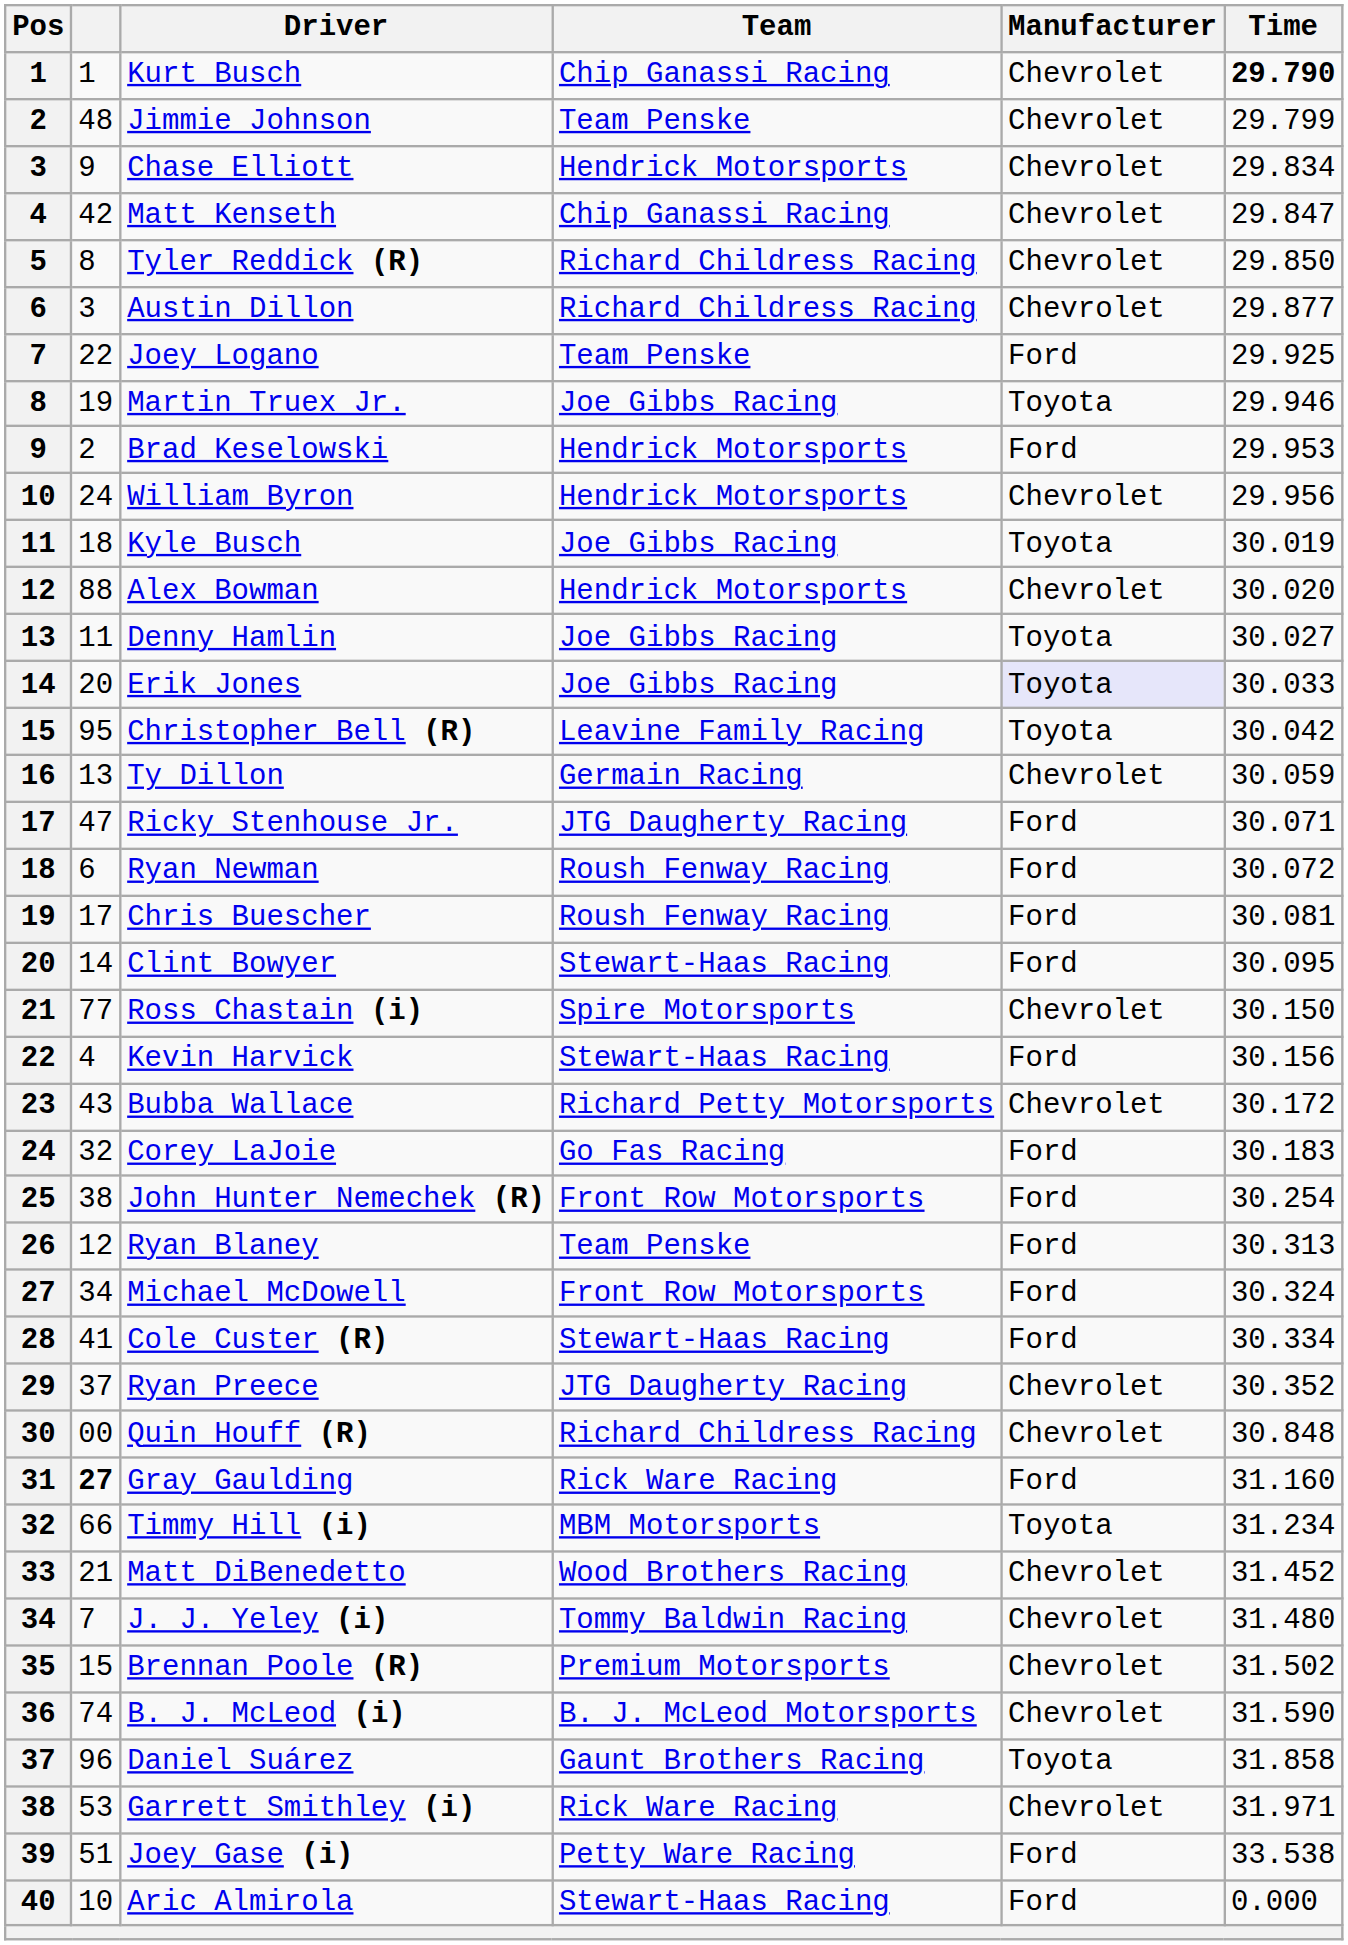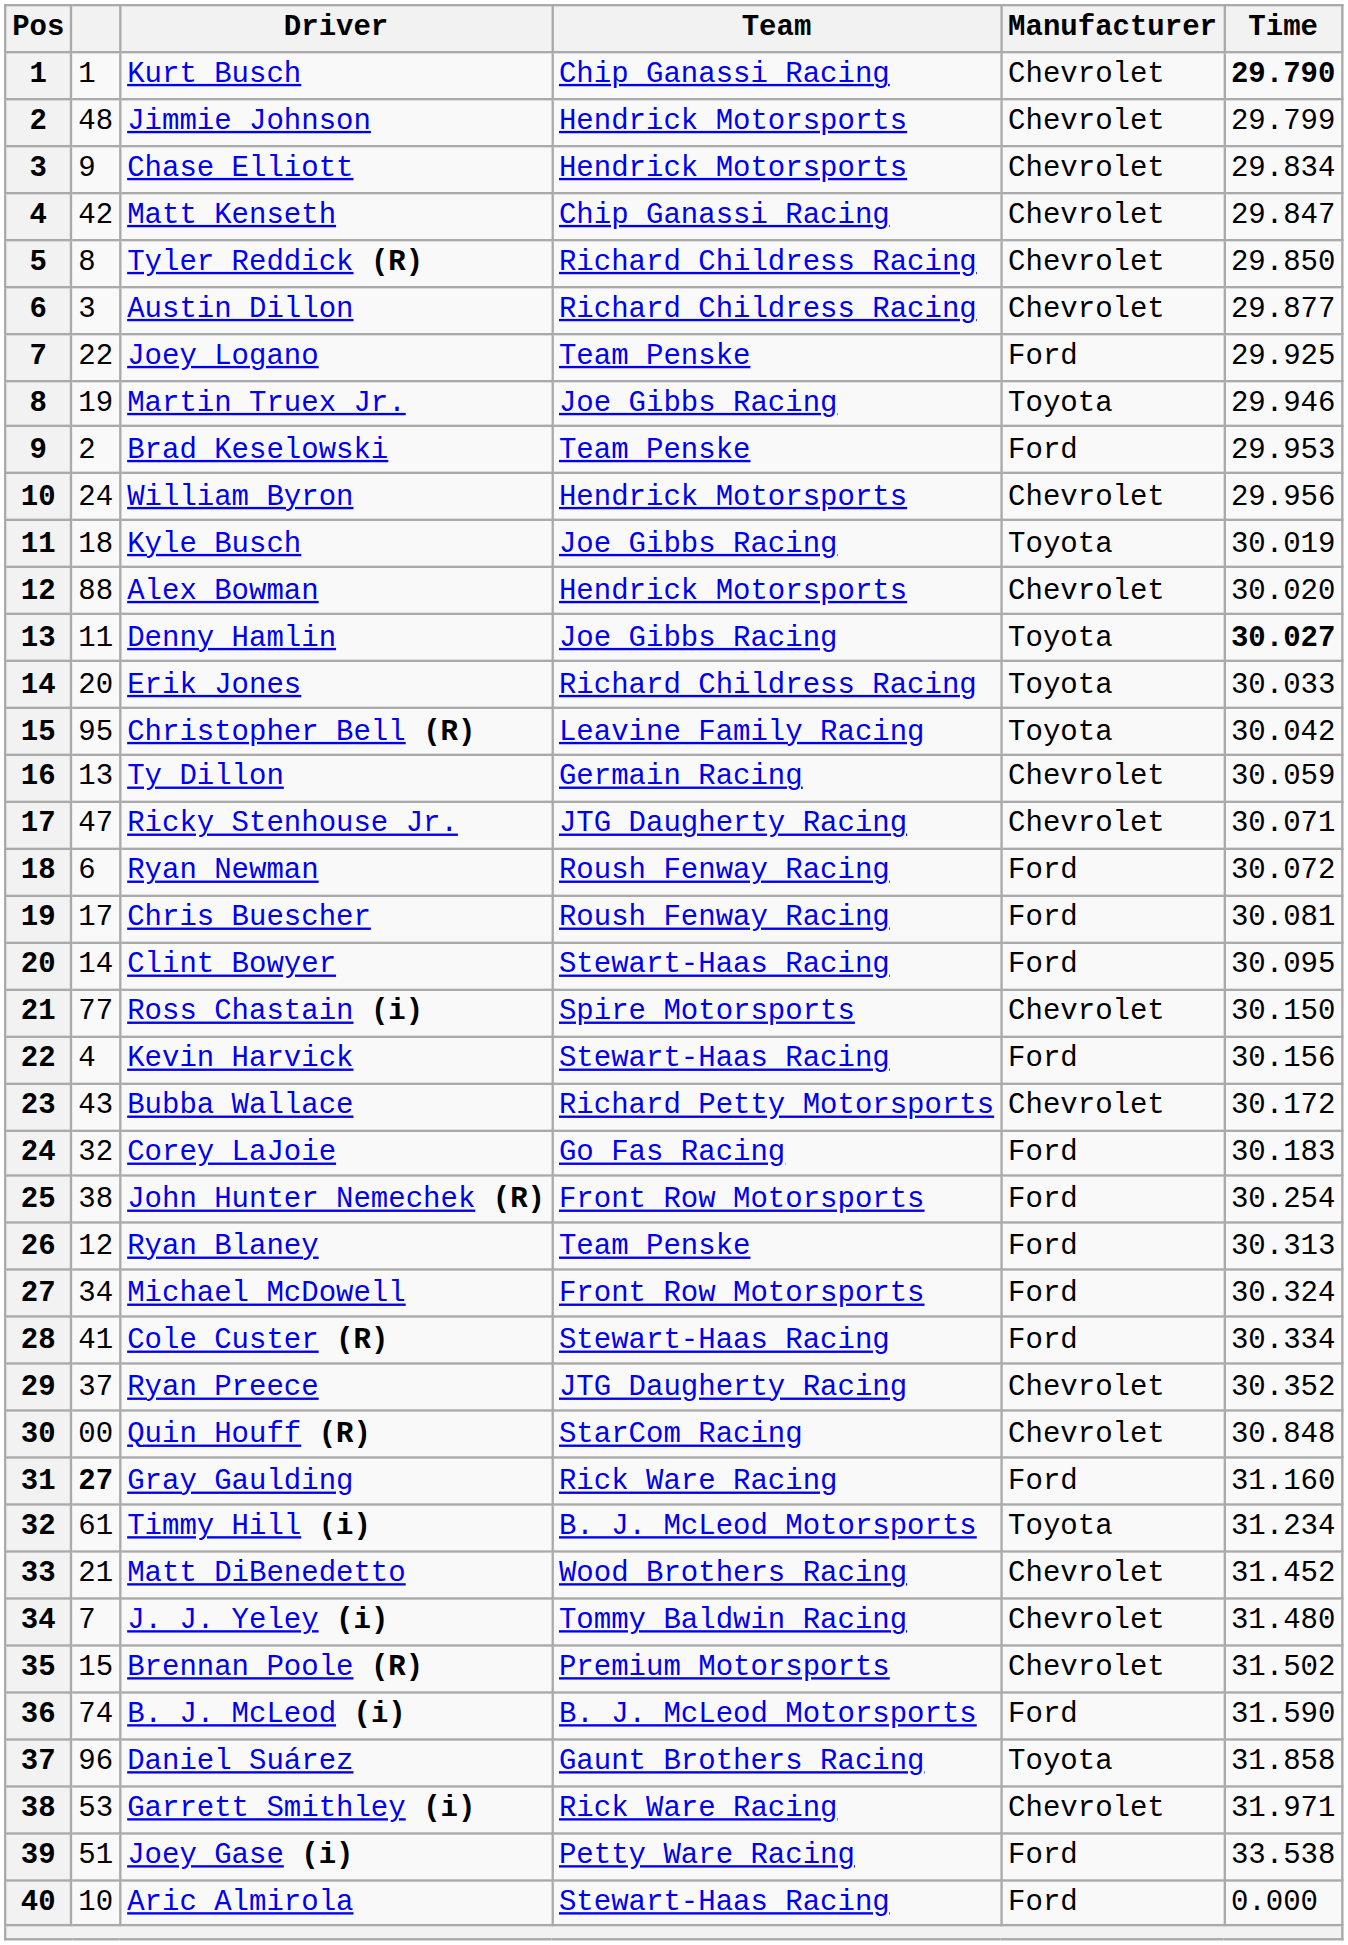(655, 123) Team Penske -> (733, 123) Hendrick Motorsports
(733, 451) Hendrick Motorsports -> (655, 451) Team Penske
(1283, 638) normal -> (1283, 638) bold
(698, 685) Joe Gibbs Racing -> (768, 685) Richard Childress Racing
(1060, 685) lavender background -> (1060, 685) no background
(1043, 825) Ford -> (1086, 825) Chevrolet
(768, 1435) Richard Childress Racing -> (681, 1435) StarCom Racing
(96, 1528) 66 -> (96, 1528) 61
(690, 1528) MBM Motorsports -> (768, 1528) B. J. McLeod Motorsports
(1086, 1716) Chevrolet -> (1043, 1716) Ford
